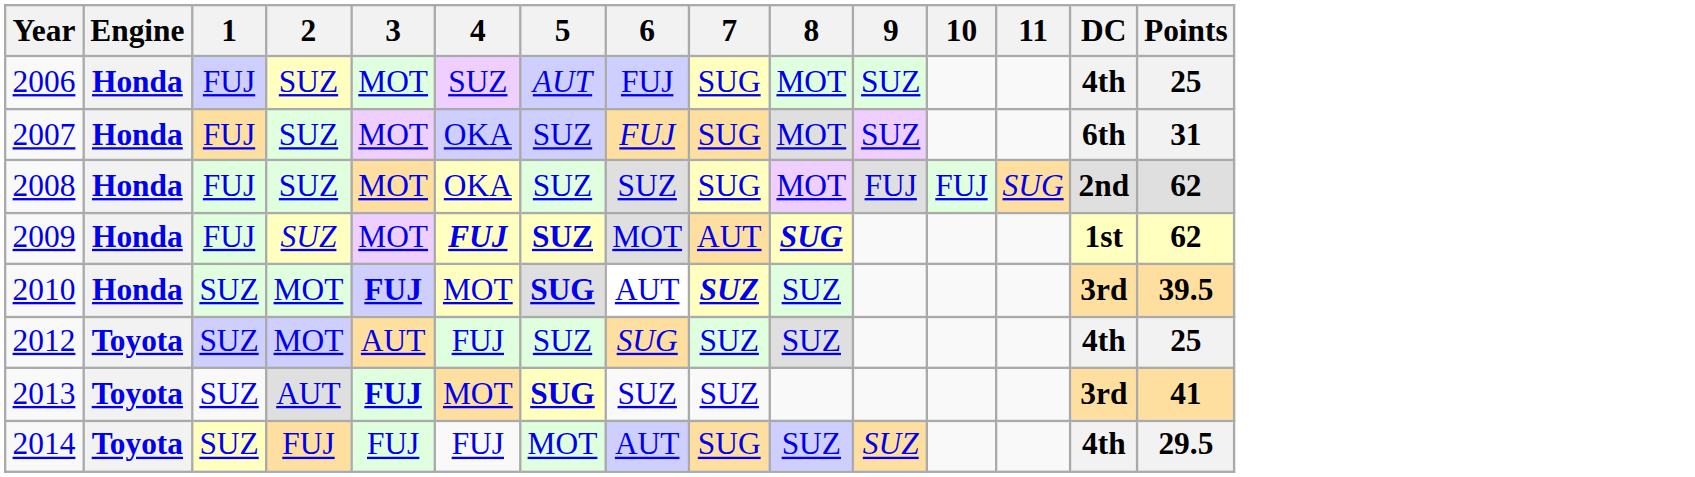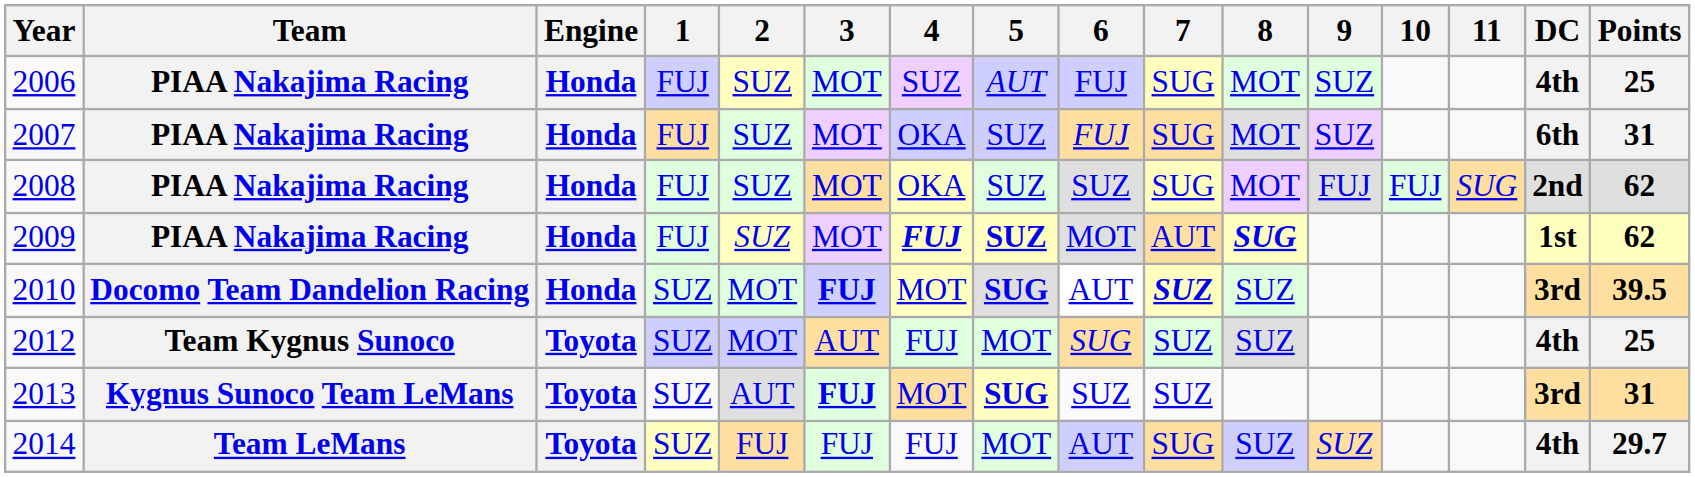+ column: (310, 30)
(563, 340) SUZ -> (1016, 340) MOT
(1186, 392) 41 -> (1640, 392) 31
(1186, 444) 29.5 -> (1640, 444) 29.7
